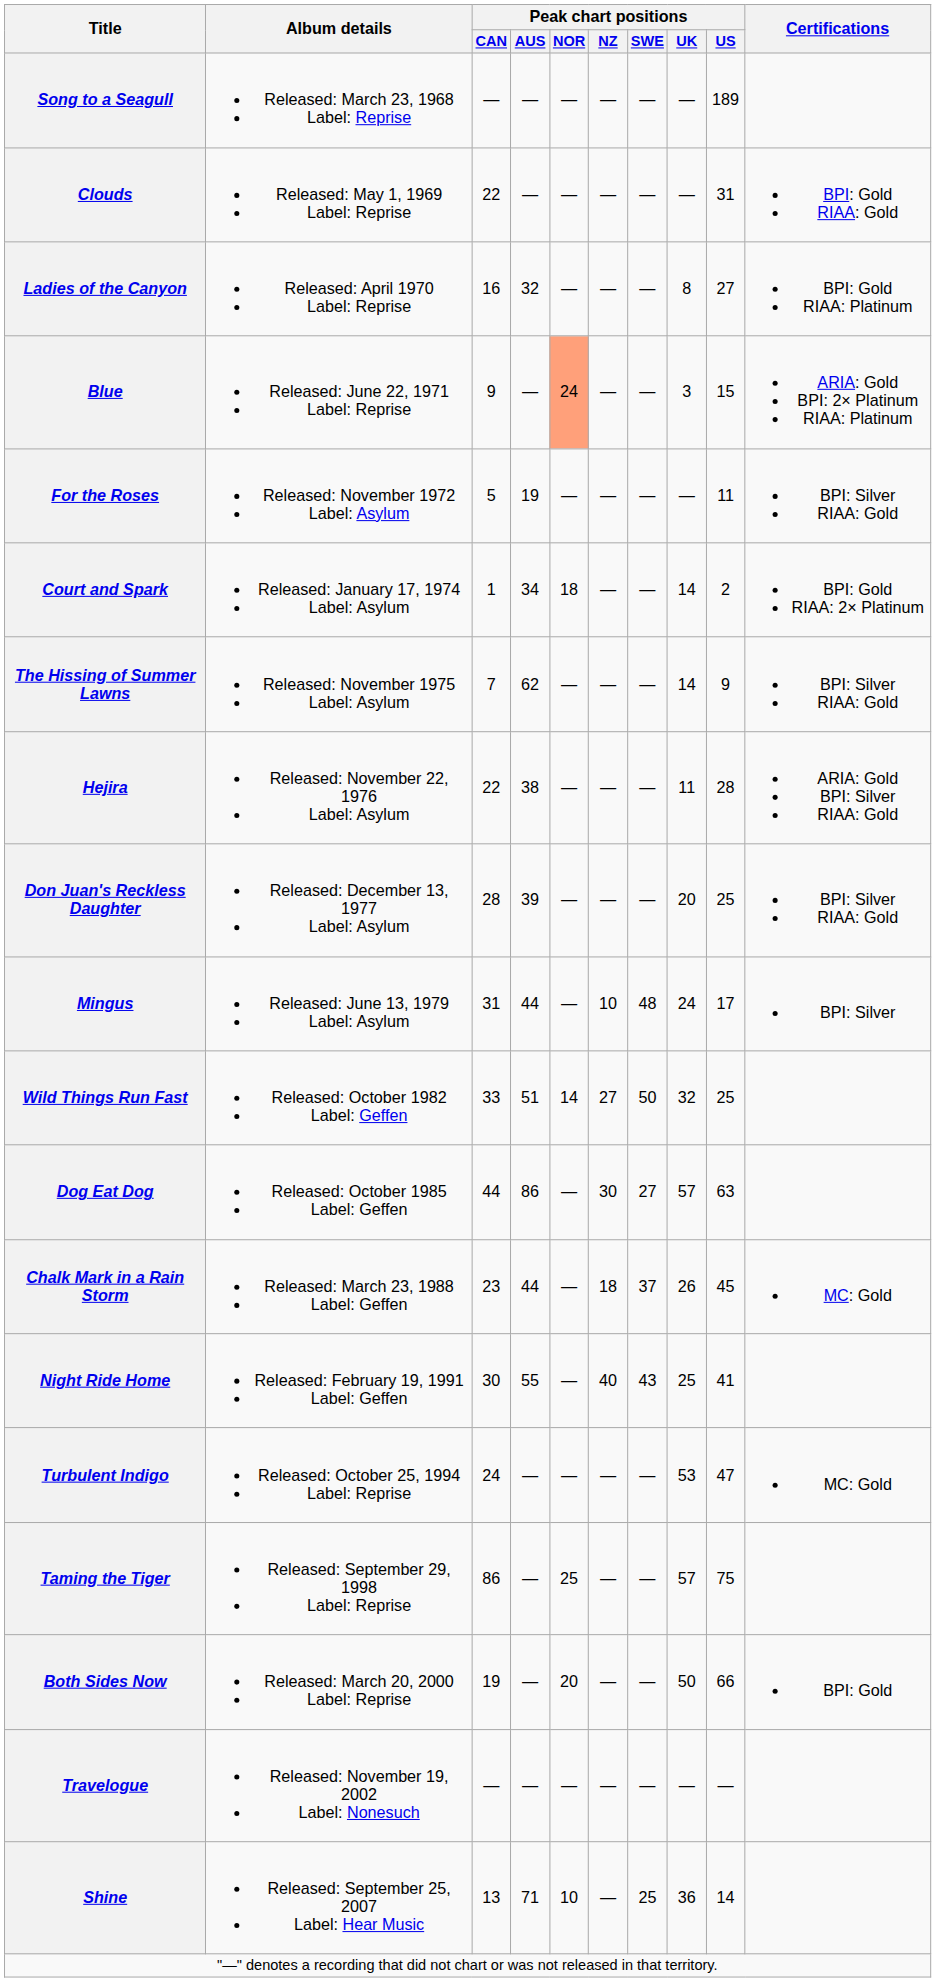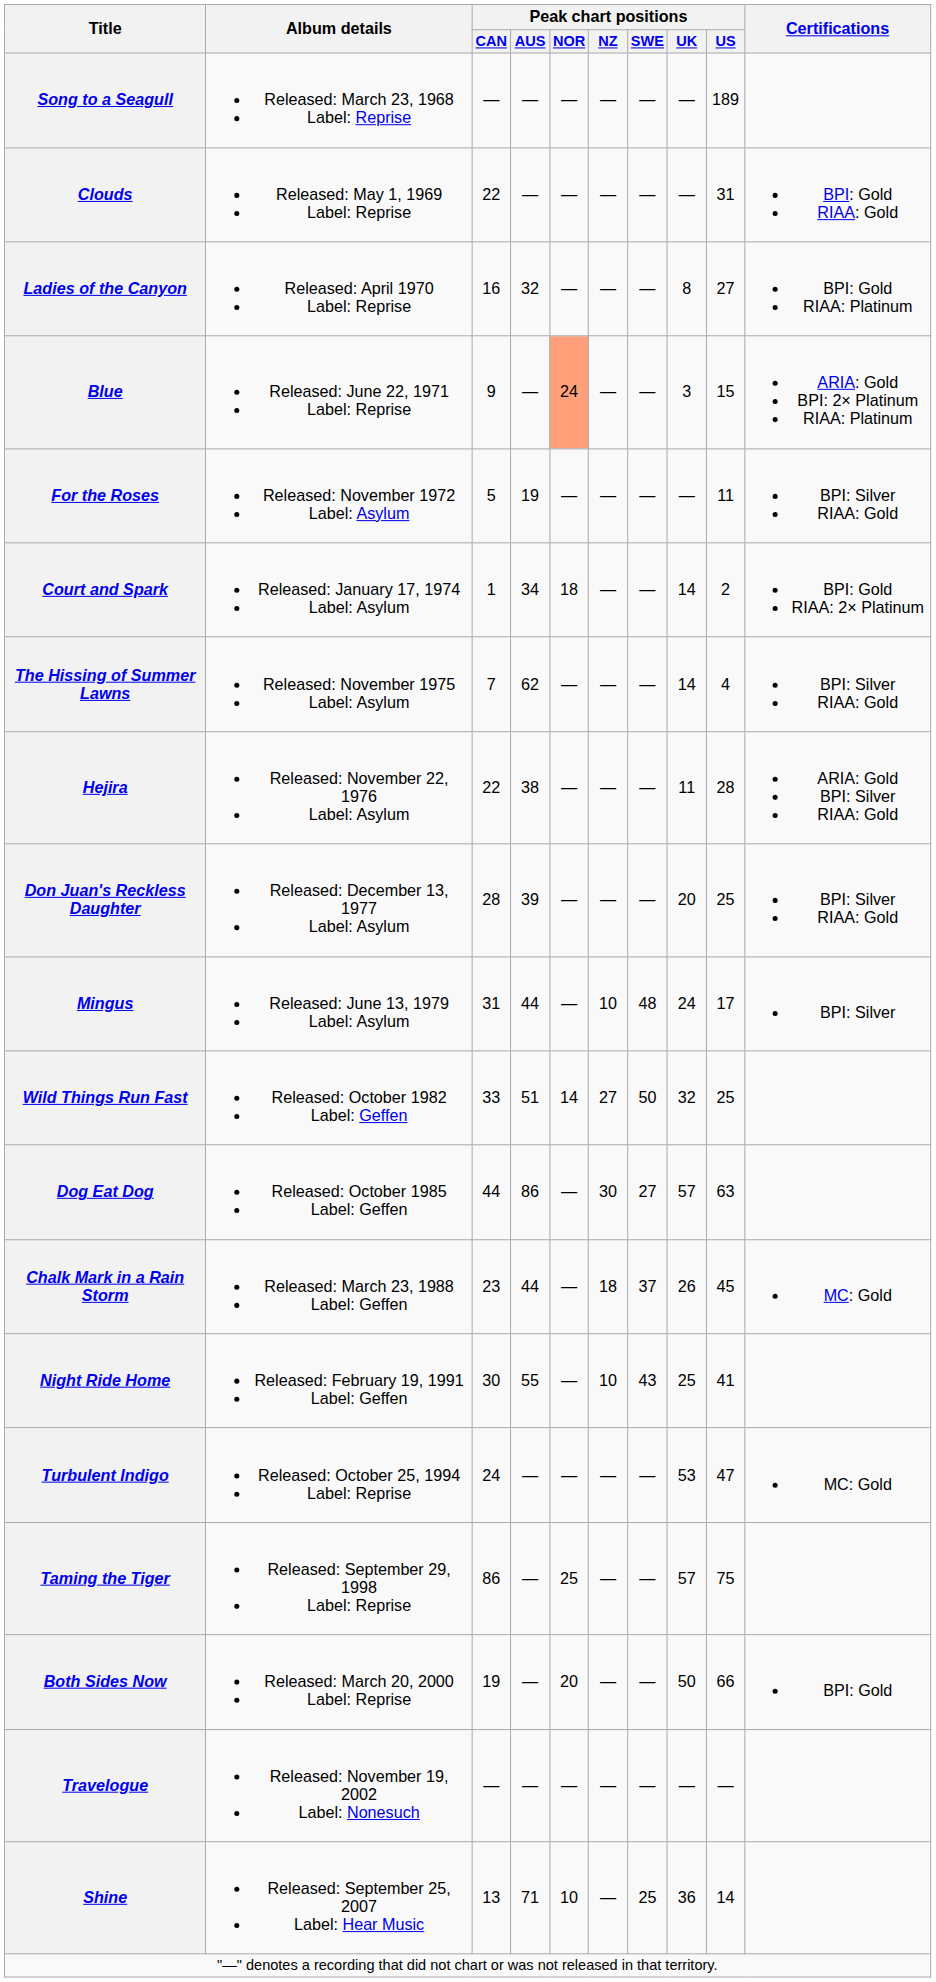(726, 684) 9 -> (726, 684) 4
(608, 1380) 40 -> (608, 1380) 10
